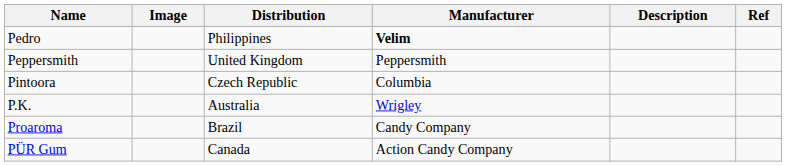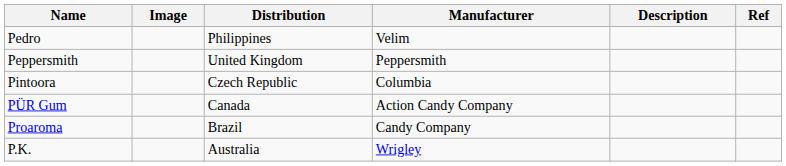(393, 37) bold -> (393, 37) normal
rows swapped: (19, 104) <-> (37, 149)
